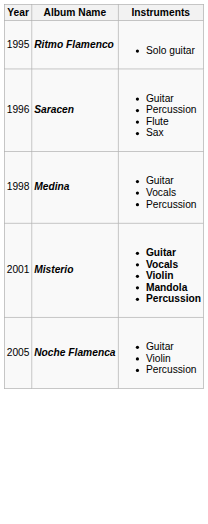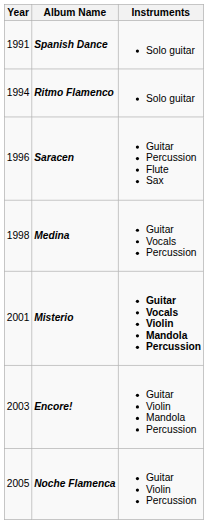+ row: (71, 44)
(18, 44) 1995 -> (18, 93) 1994
+ row: (53, 407)
